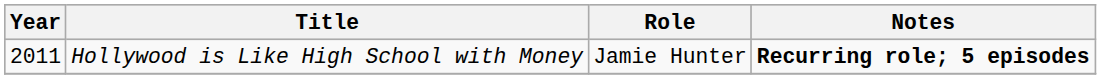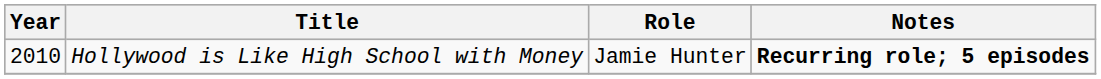(35, 57) 2011 -> (35, 57) 2010
